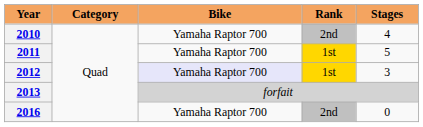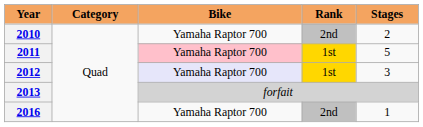(387, 34) 4 -> (387, 34) 2
(220, 53) no background -> (220, 53) pink background
(387, 112) 0 -> (387, 112) 1
